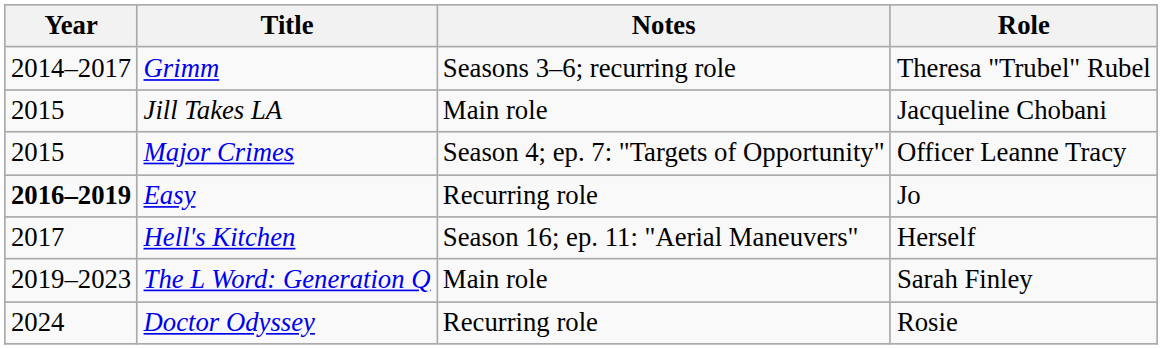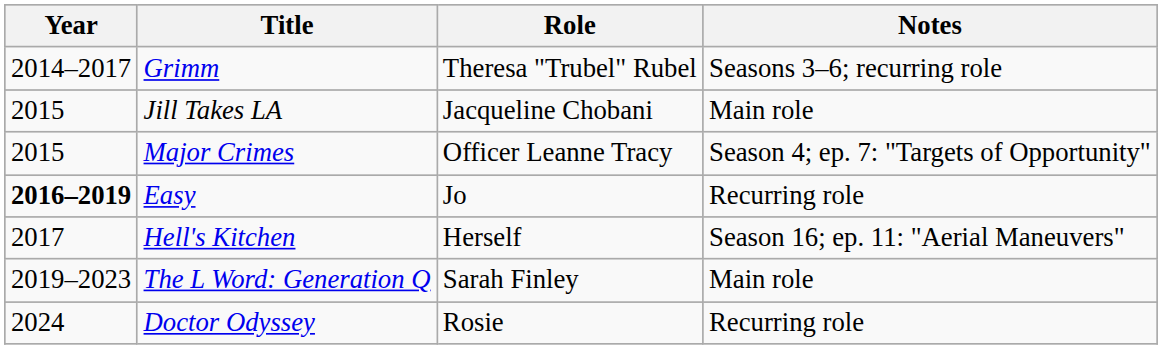columns swapped: (1024, 25) <-> (664, 25)
